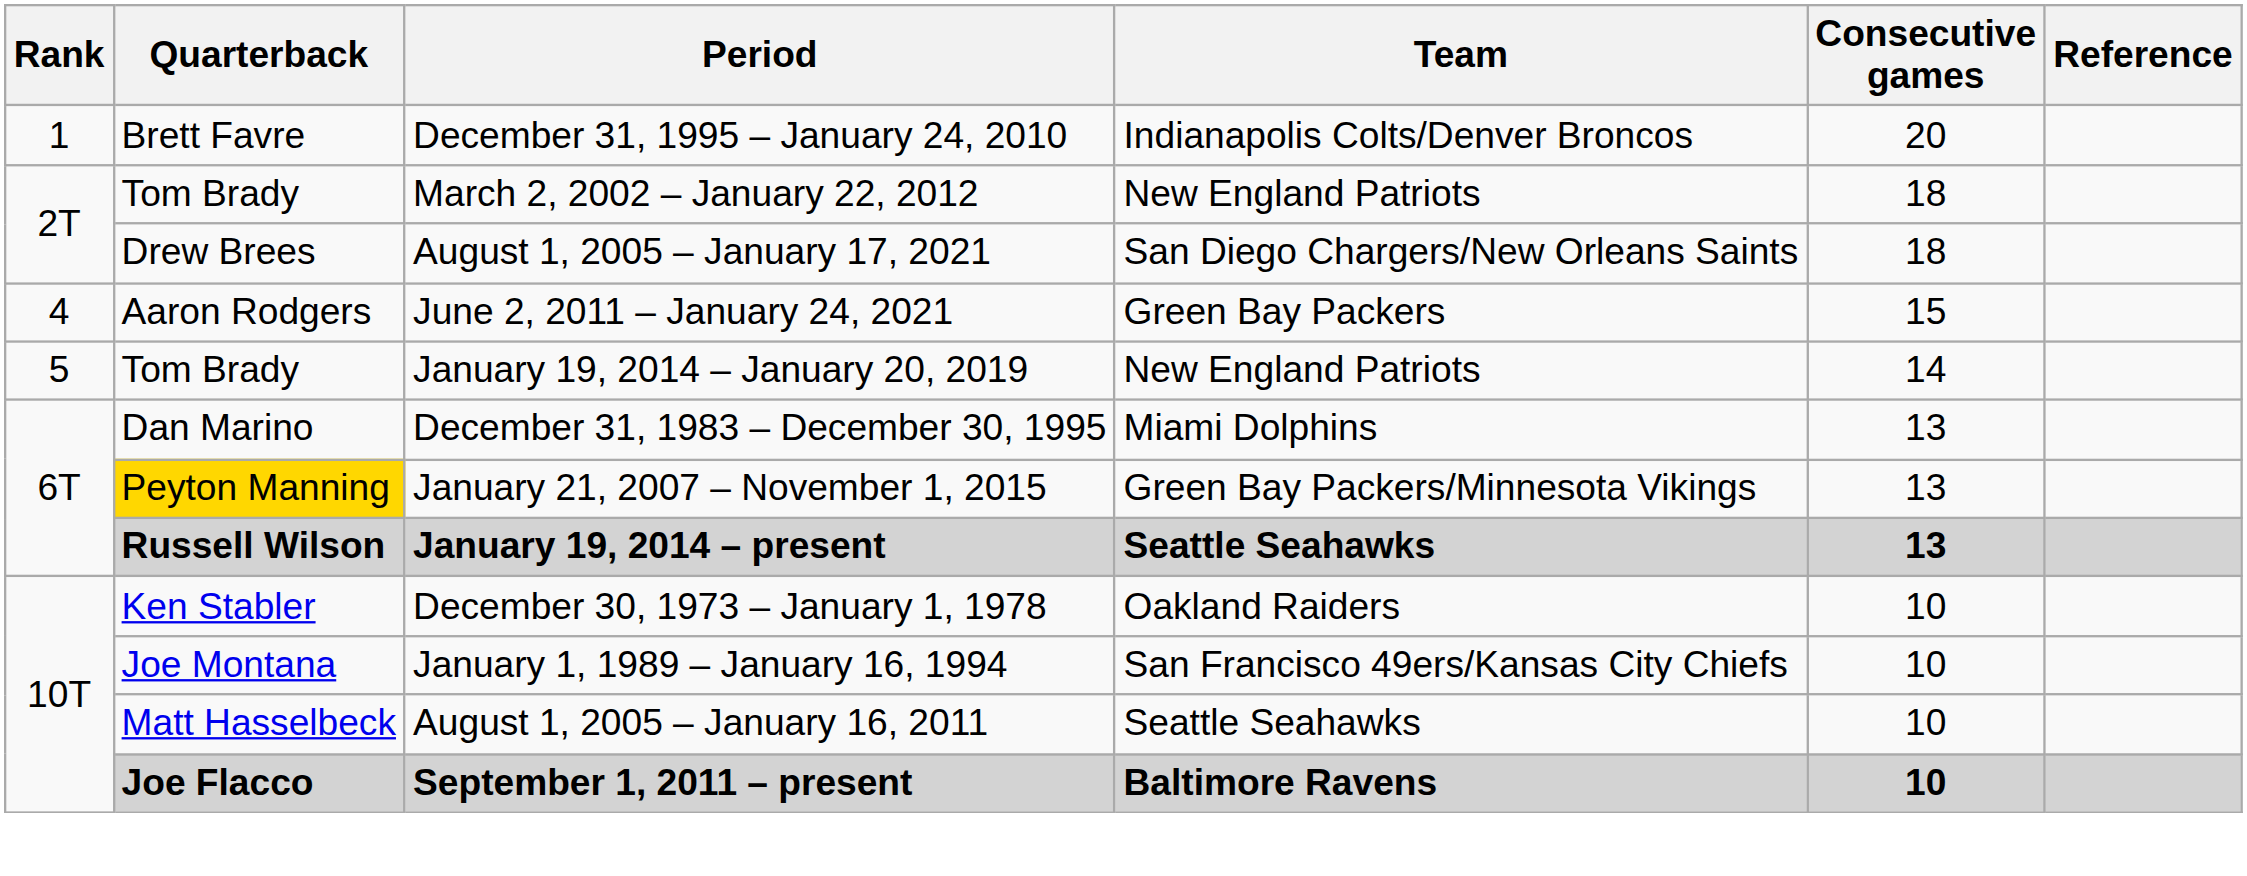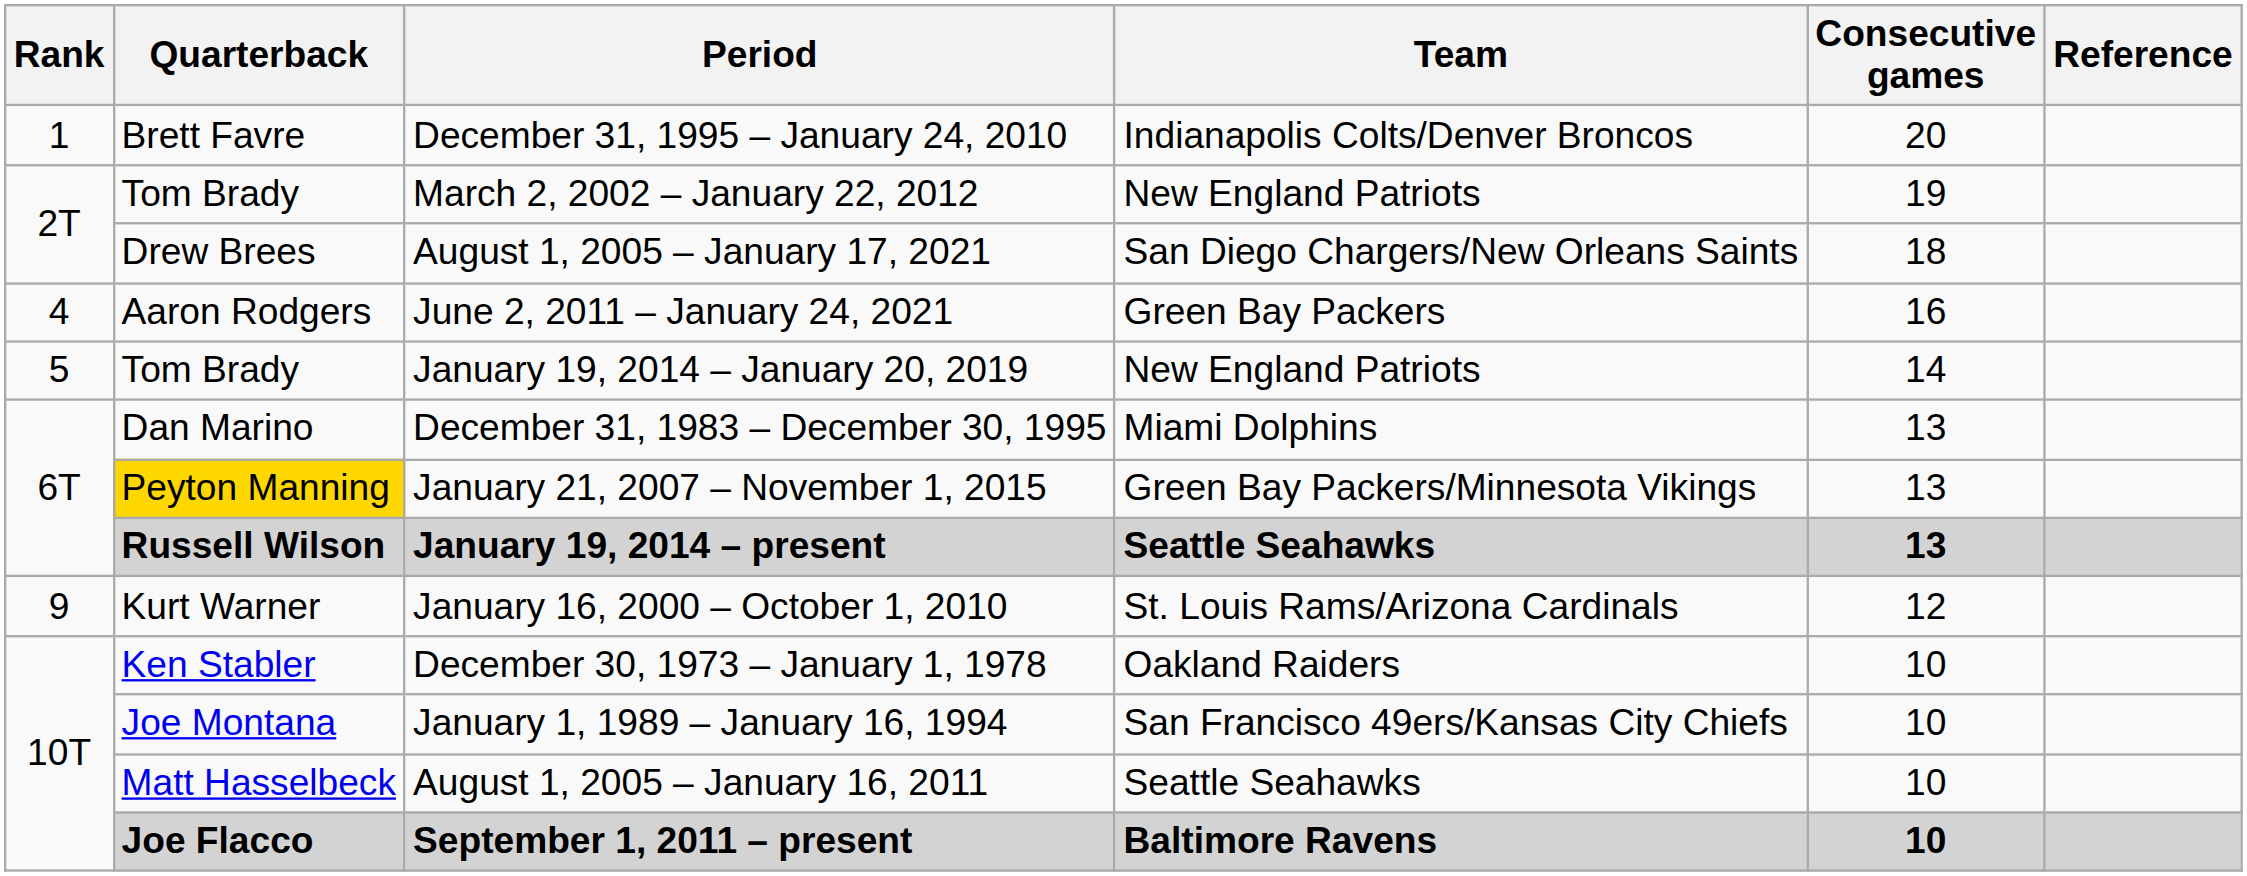(1926, 193) 18 -> (1926, 193) 19
(1926, 311) 15 -> (1926, 311) 16
+ row: (710, 605)
